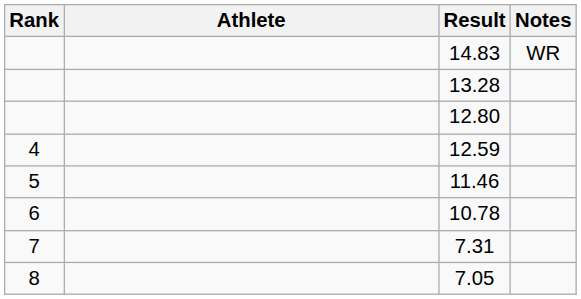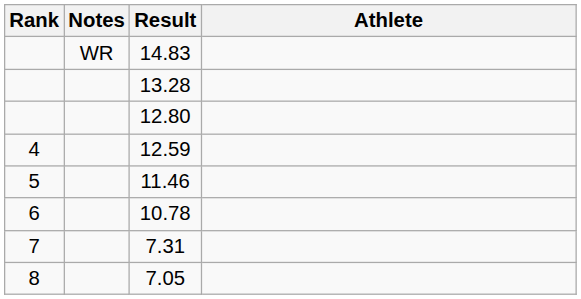columns swapped: (251, 20) <-> (543, 20)
